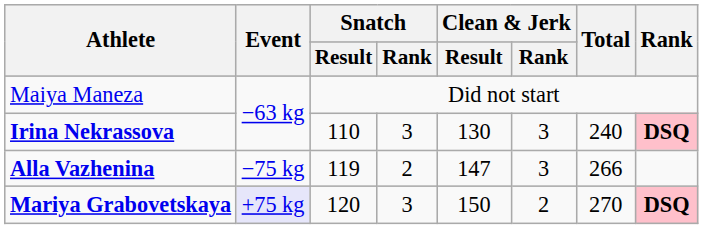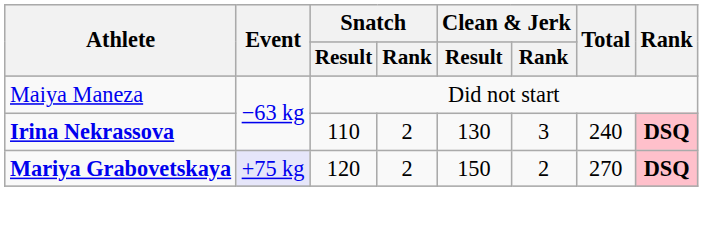(407, 131) 3 -> (407, 131) 2
- row: (82, 168)
(407, 205) 3 -> (407, 168) 2
